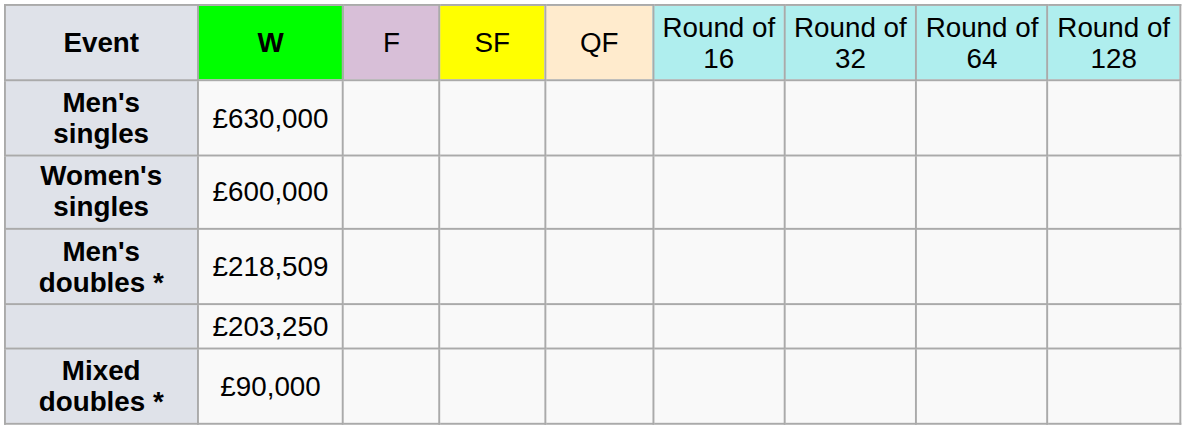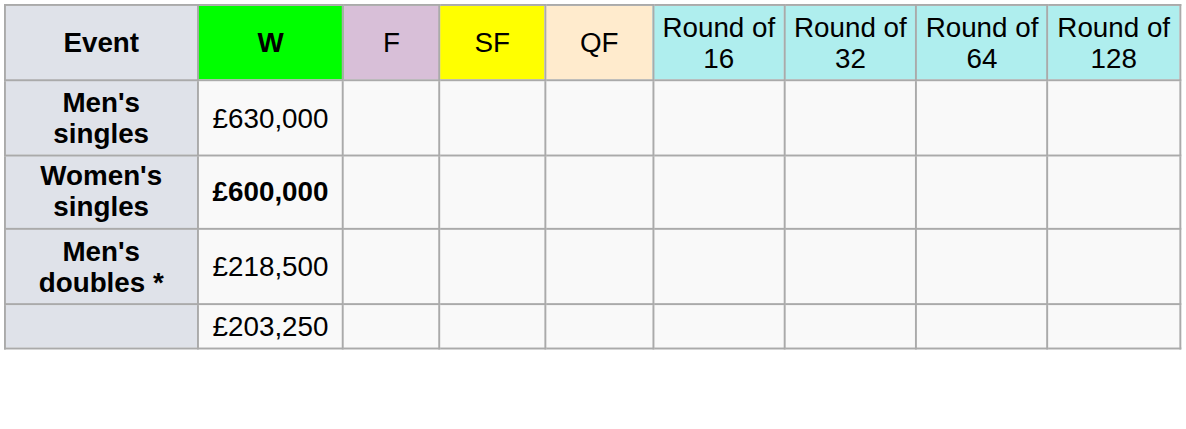(271, 192) normal -> (271, 192) bold
(271, 267) £218,509 -> (271, 267) £218,500
- row: (101, 386)
